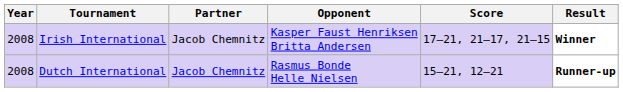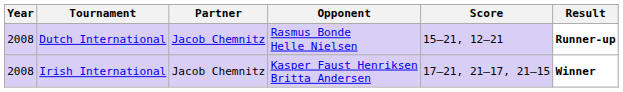rows swapped: (103, 71) <-> (103, 39)
